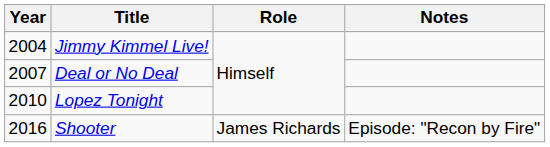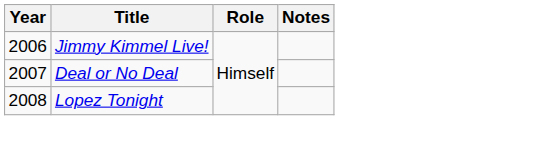(28, 45) 2004 -> (28, 45) 2006
(28, 100) 2010 -> (28, 100) 2008
- row: (85, 127)
